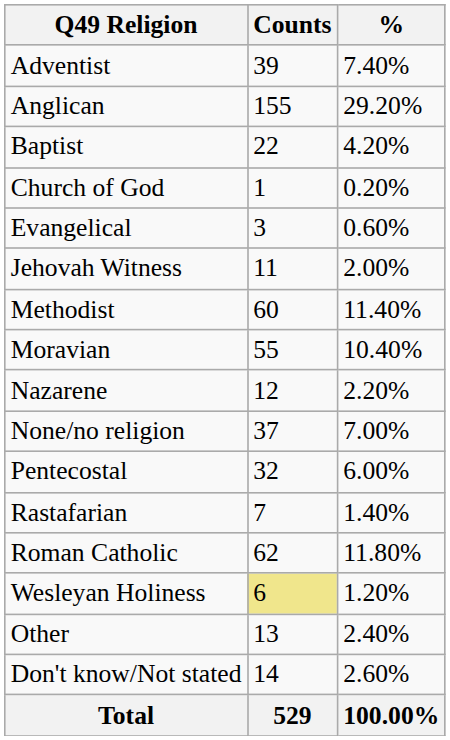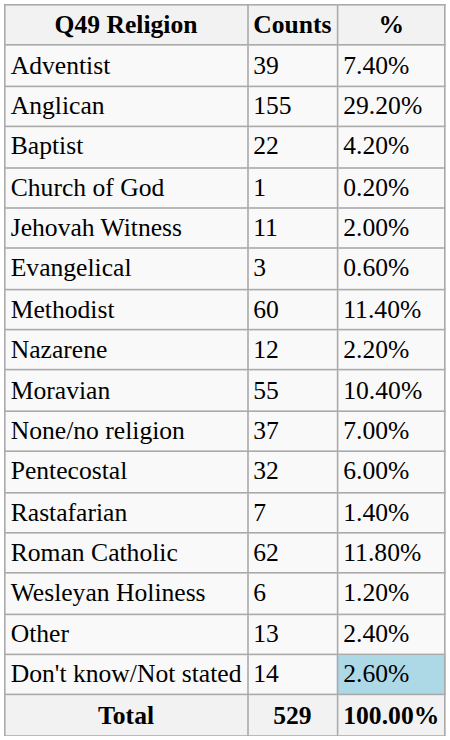rows swapped: (71, 227) <-> (96, 268)
rows swapped: (60, 349) <-> (59, 390)
(260, 593) khaki background -> (260, 593) no background
(376, 674) no background -> (376, 674) lightblue background
